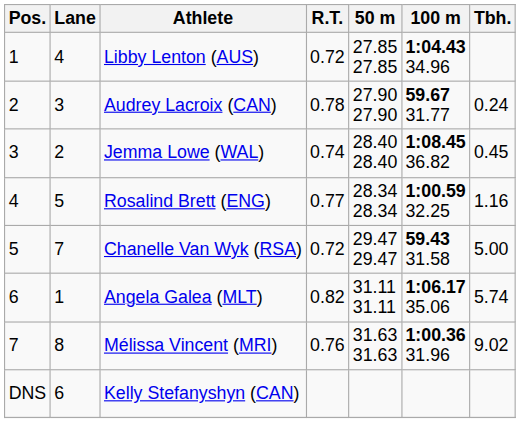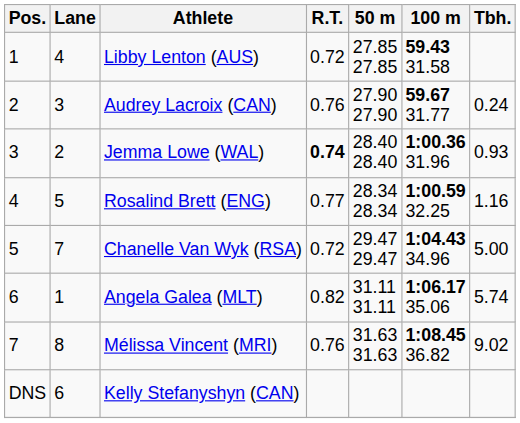(436, 56) 1:04.43 34.96 -> (428, 56) 59.43 31.58
(327, 104) 0.78 -> (327, 104) 0.76
(327, 153) normal -> (327, 153) bold
(436, 153) 1:08.45 36.82 -> (436, 153) 1:00.36 31.96
(491, 153) 0.45 -> (491, 153) 0.93
(428, 249) 59.43 31.58 -> (436, 249) 1:04.43 34.96
(436, 345) 1:00.36 31.96 -> (436, 345) 1:08.45 36.82
